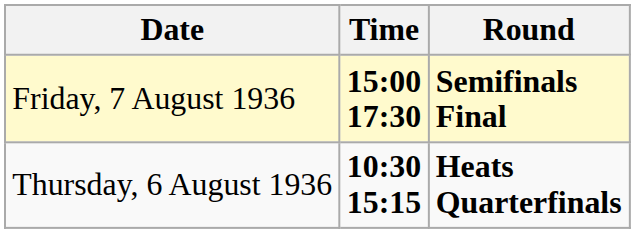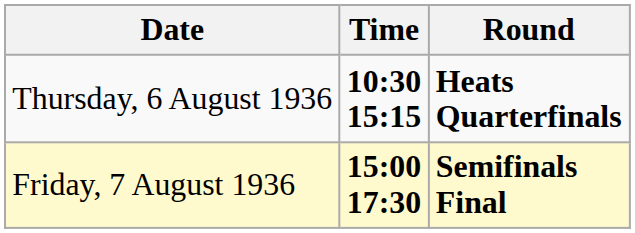rows swapped: (172, 184) <-> (154, 98)
